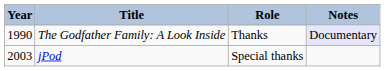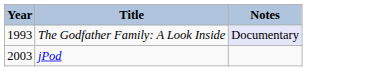- column: (267, 14)
(20, 35) 1990 -> (20, 35) 1993
